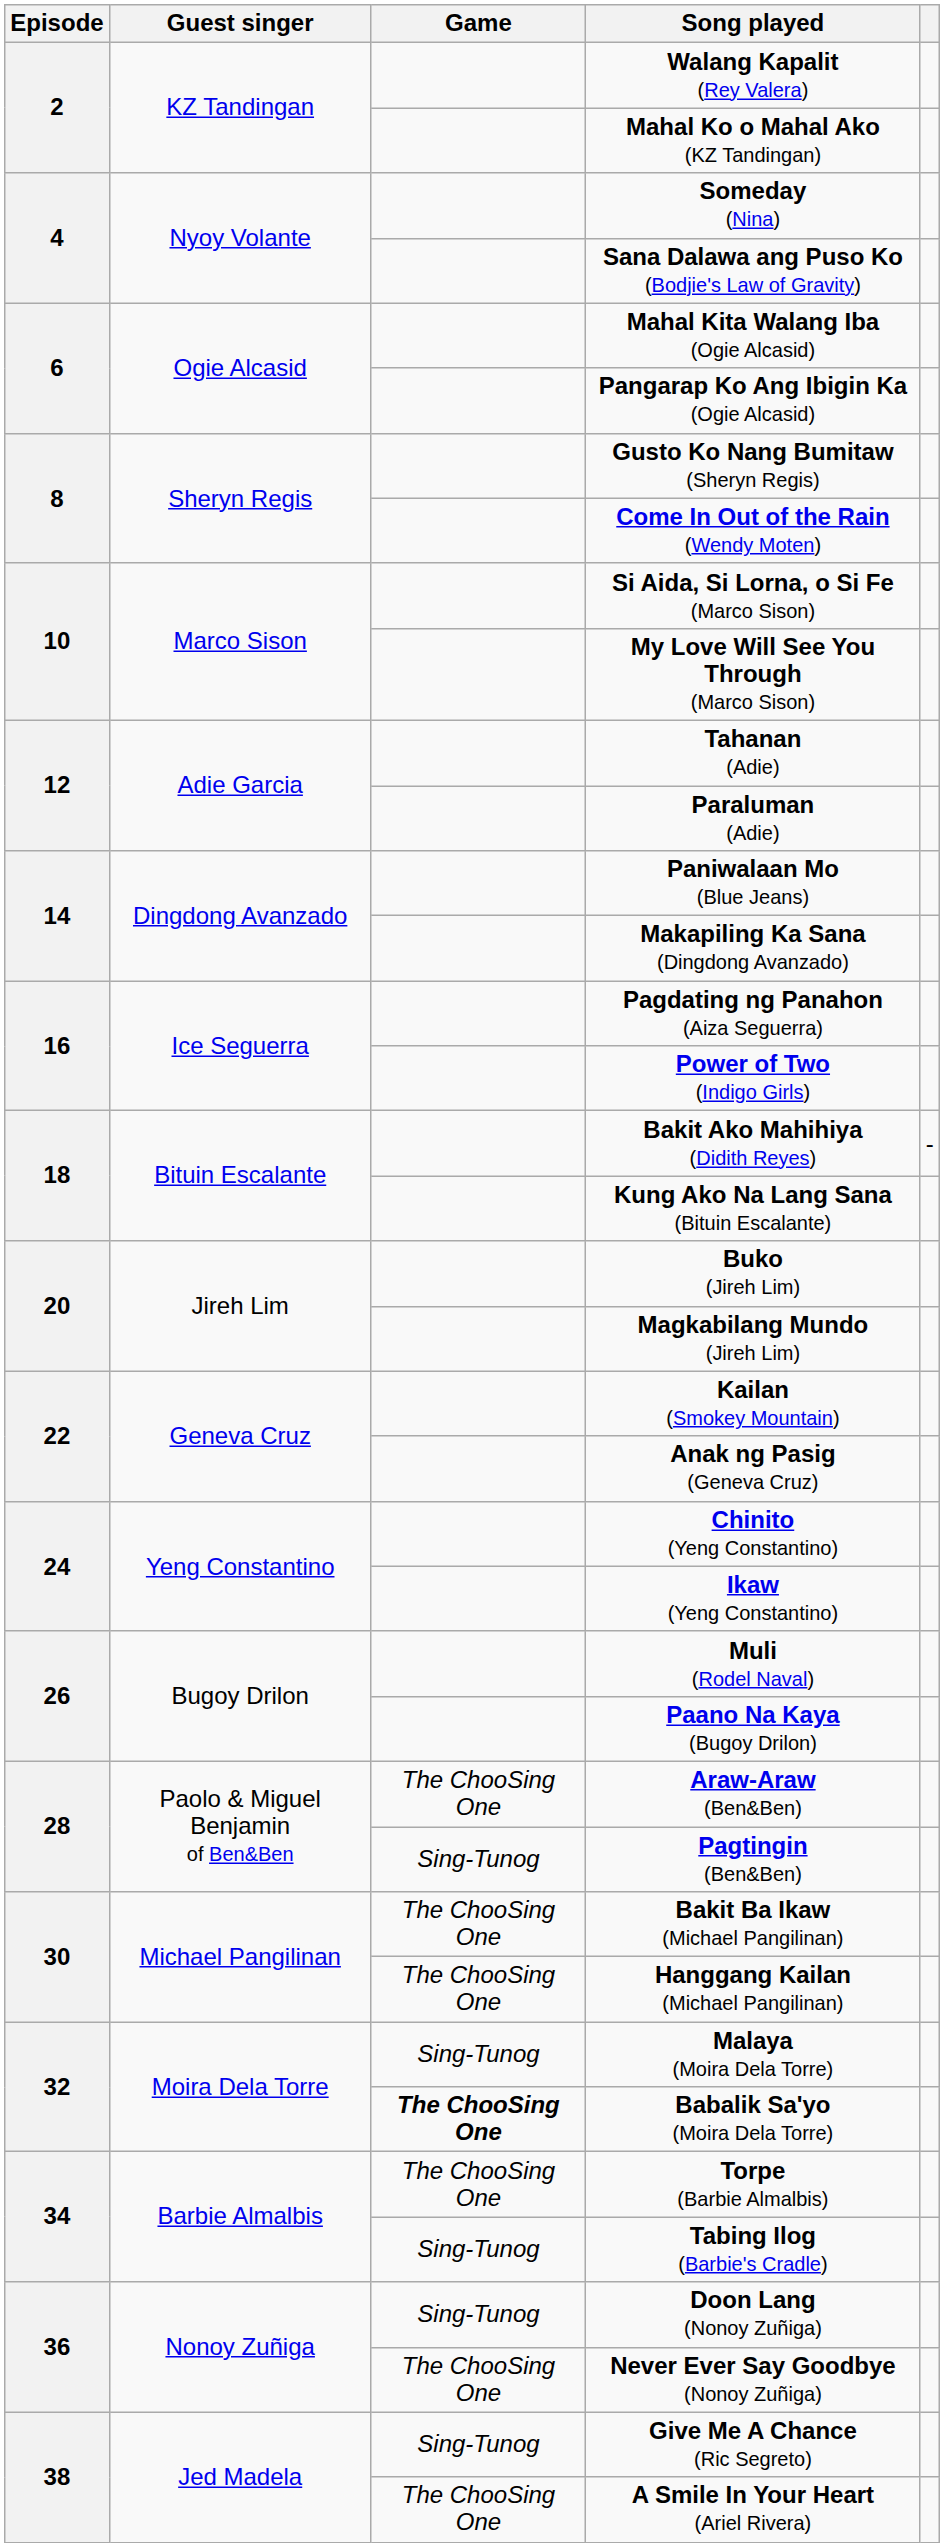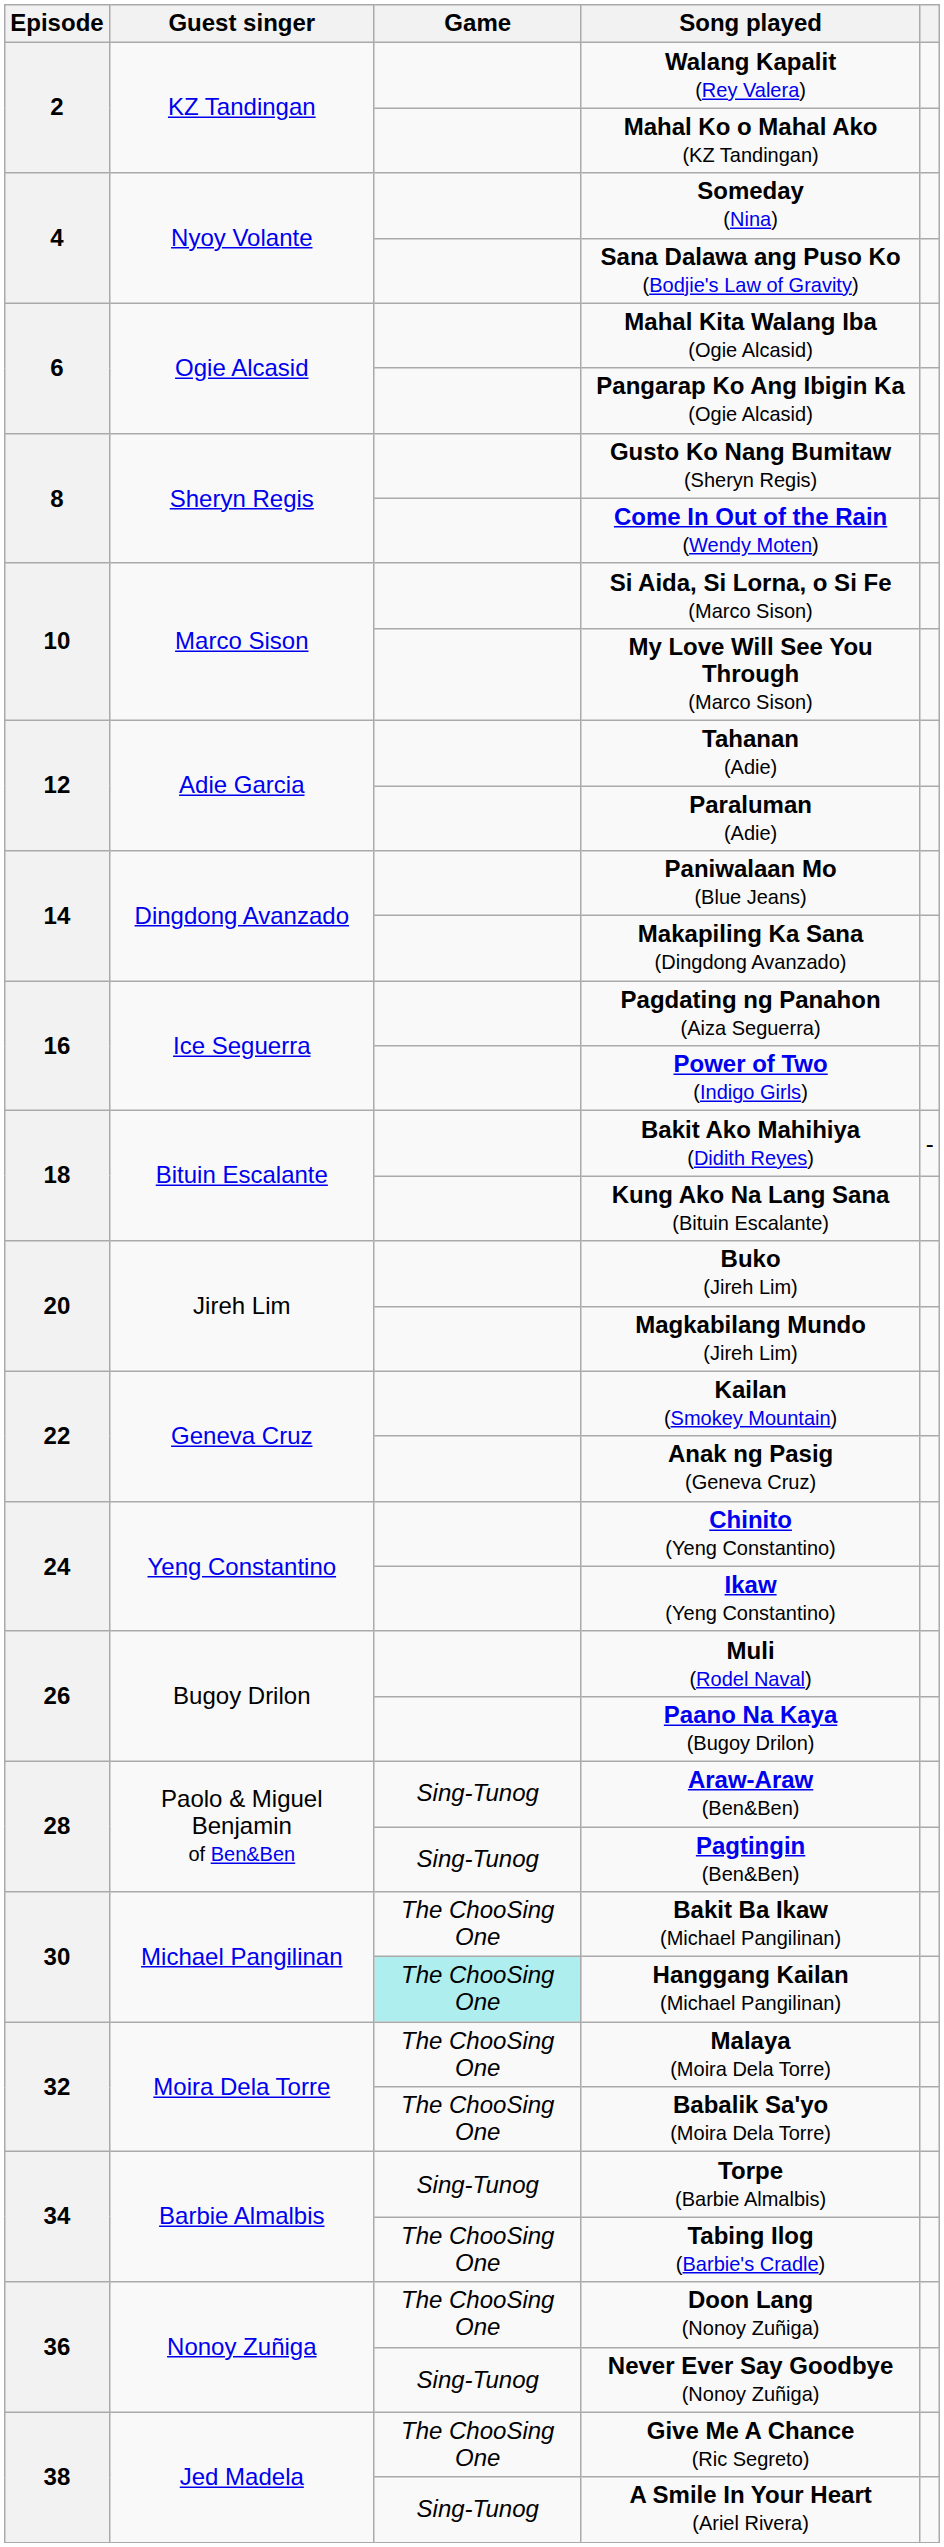(478, 1793) The ChooSing One -> (478, 1793) Sing-Tunog
(478, 1988) no background -> (478, 1988) paleturquoise background
(478, 2053) Sing-Tunog -> (478, 2053) The ChooSing One
(478, 2119) bold -> (478, 2119) normal
(478, 2184) The ChooSing One -> (478, 2184) Sing-Tunog
(478, 2249) Sing-Tunog -> (478, 2249) The ChooSing One
(478, 2314) Sing-Tunog -> (478, 2314) The ChooSing One
(478, 2379) The ChooSing One -> (478, 2379) Sing-Tunog
(478, 2444) Sing-Tunog -> (478, 2444) The ChooSing One
(478, 2509) The ChooSing One -> (478, 2509) Sing-Tunog
